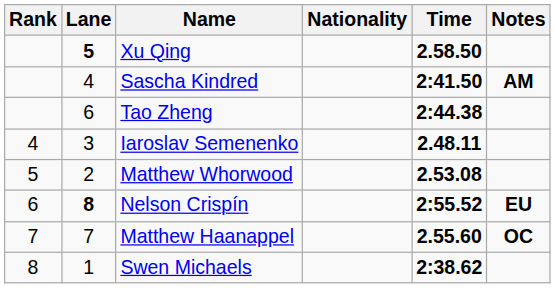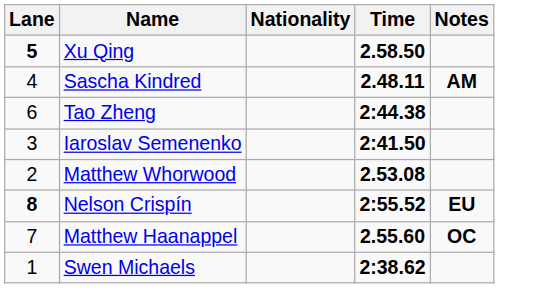- column: (33, 19)
(449, 81) 2:41.50 -> (392, 81) 2.48.11
(449, 143) 2.48.11 -> (393, 143) 2:41.50
